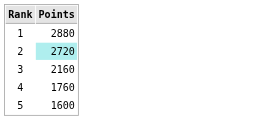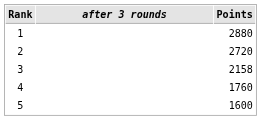+ column: (125, 14)
(63, 51) paleturquoise background -> (241, 51) no background
(63, 69) 2160 -> (241, 69) 2158
